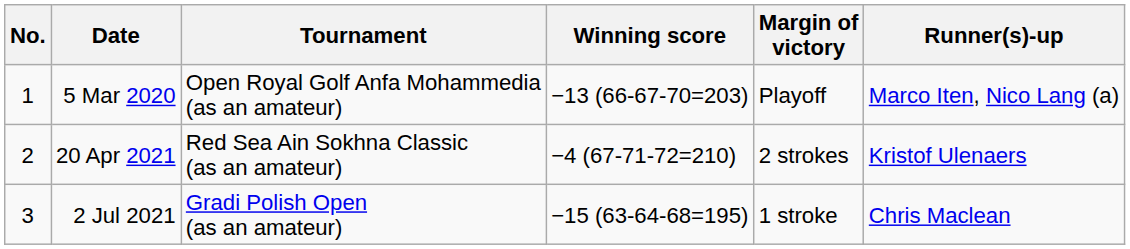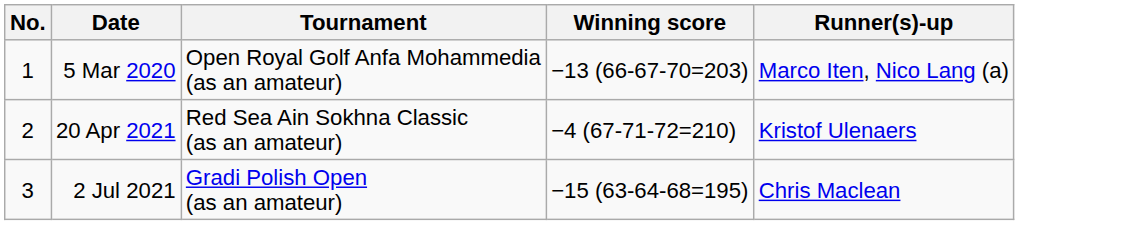- column: (809, 35)
